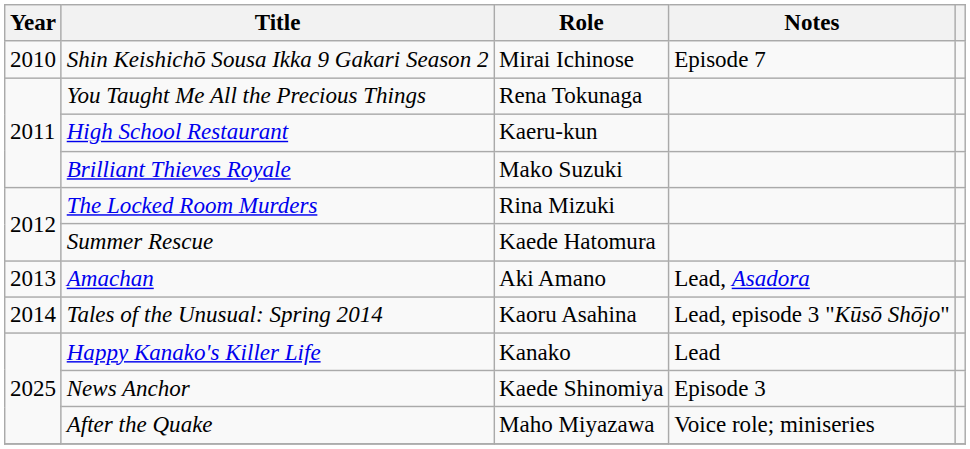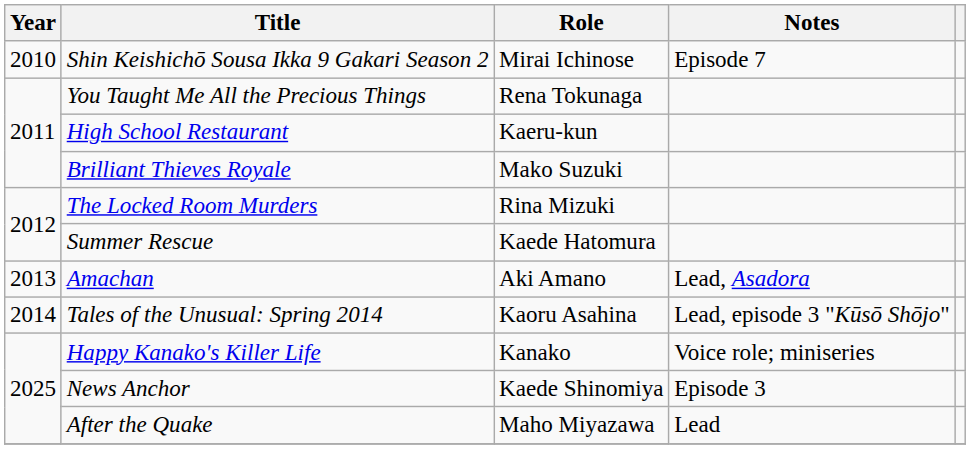(697, 351) Lead -> (774, 351) Voice role; miniseries
(774, 424) Voice role; miniseries -> (697, 424) Lead
